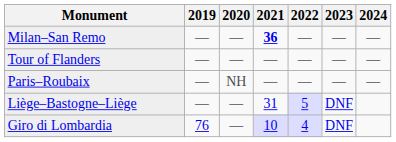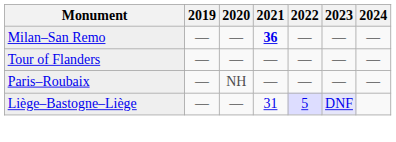(339, 103) no background -> (339, 103) lavender background
- row: (60, 125)
